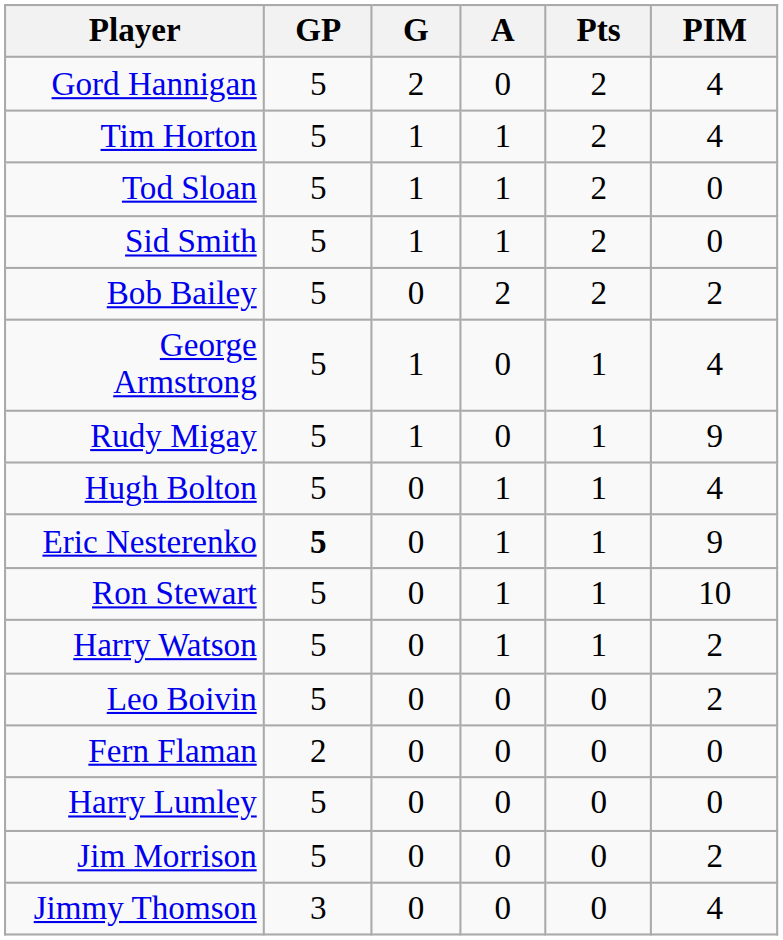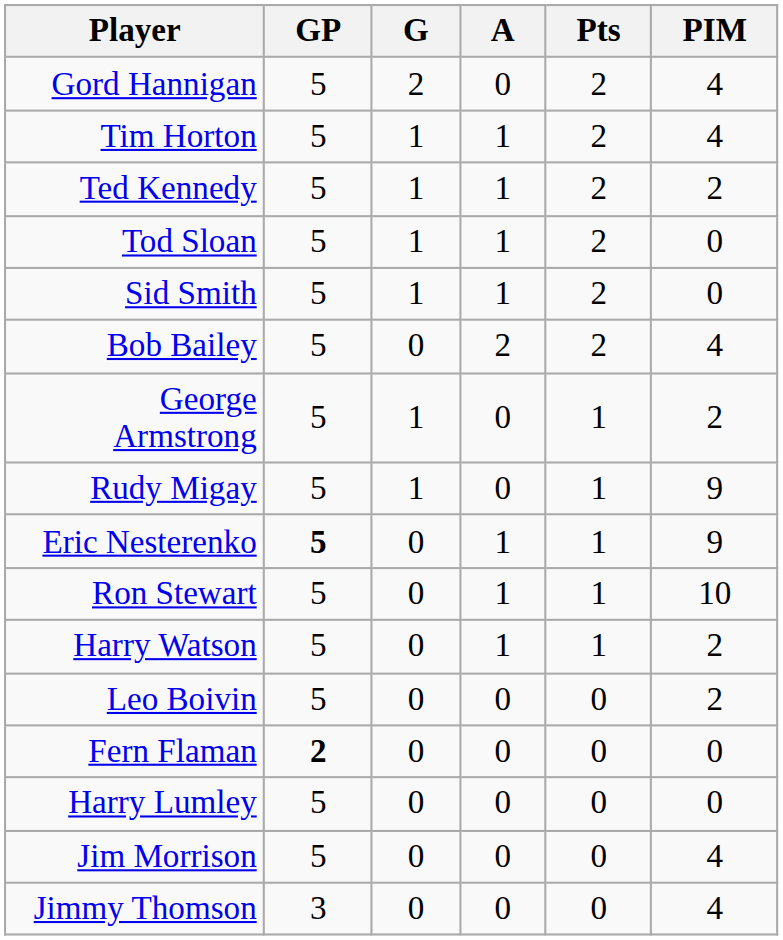+ row: (168, 188)
(715, 293) 2 -> (715, 345) 4
(715, 364) 4 -> (715, 417) 2
- row: (171, 488)
(318, 750) normal -> (318, 750) bold
(715, 855) 2 -> (715, 855) 4
